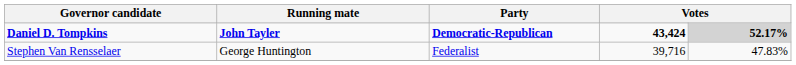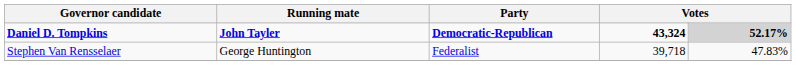(669, 32) 43,424 -> (669, 32) 43,324
(669, 51) 39,716 -> (669, 51) 39,718
